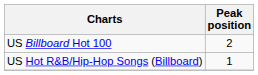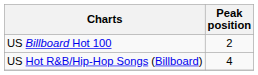(229, 61) 1 -> (229, 61) 4
